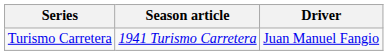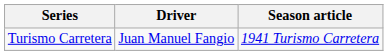columns swapped: (321, 15) <-> (188, 15)
